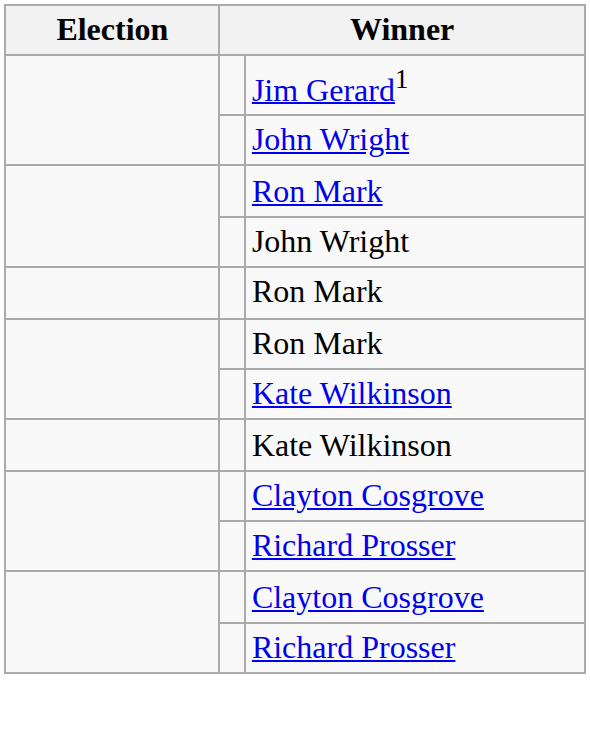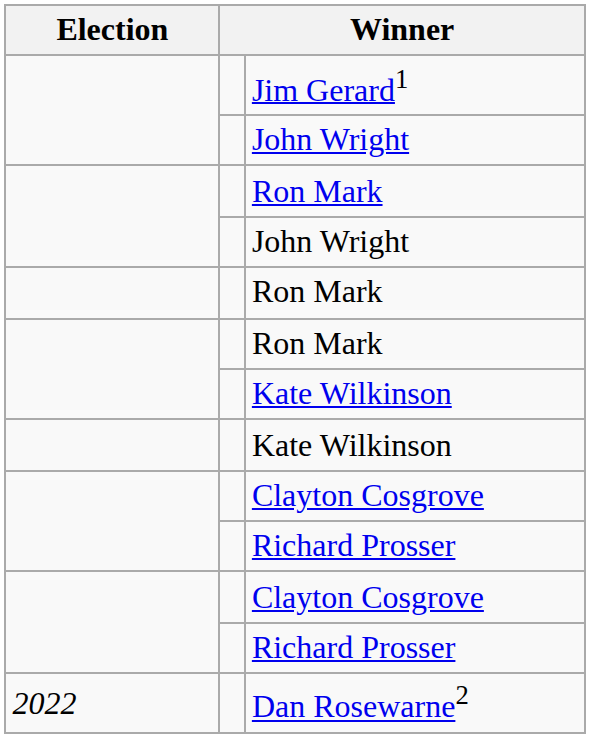+ row: (44, 702)
